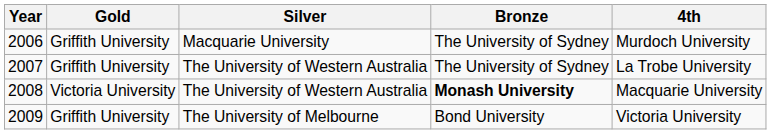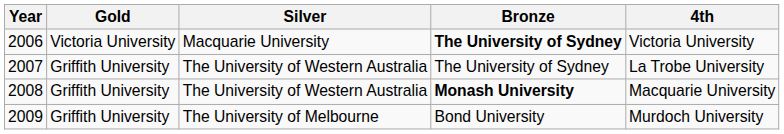(110, 41) Griffith University -> (113, 41) Victoria University
(522, 41) normal -> (528, 41) bold
(683, 41) Murdoch University -> (692, 41) Victoria University
(113, 91) Victoria University -> (110, 91) Griffith University
(679, 116) Victoria University -> (696, 116) Murdoch University
